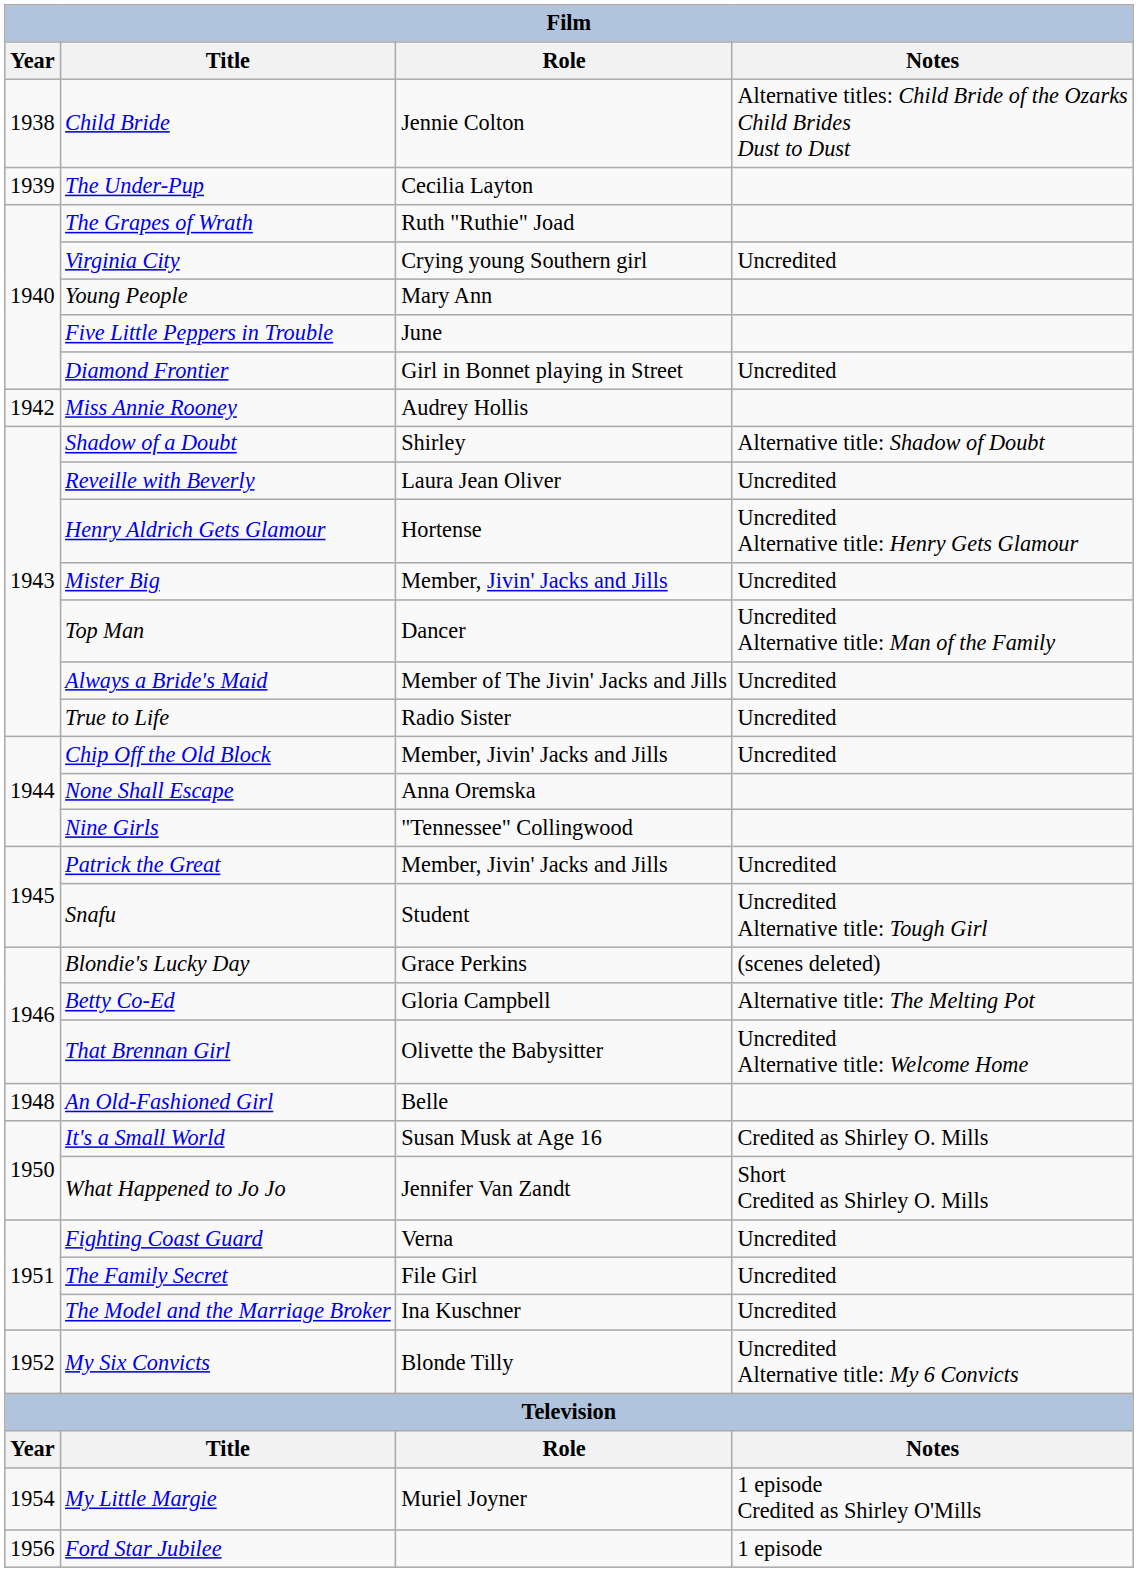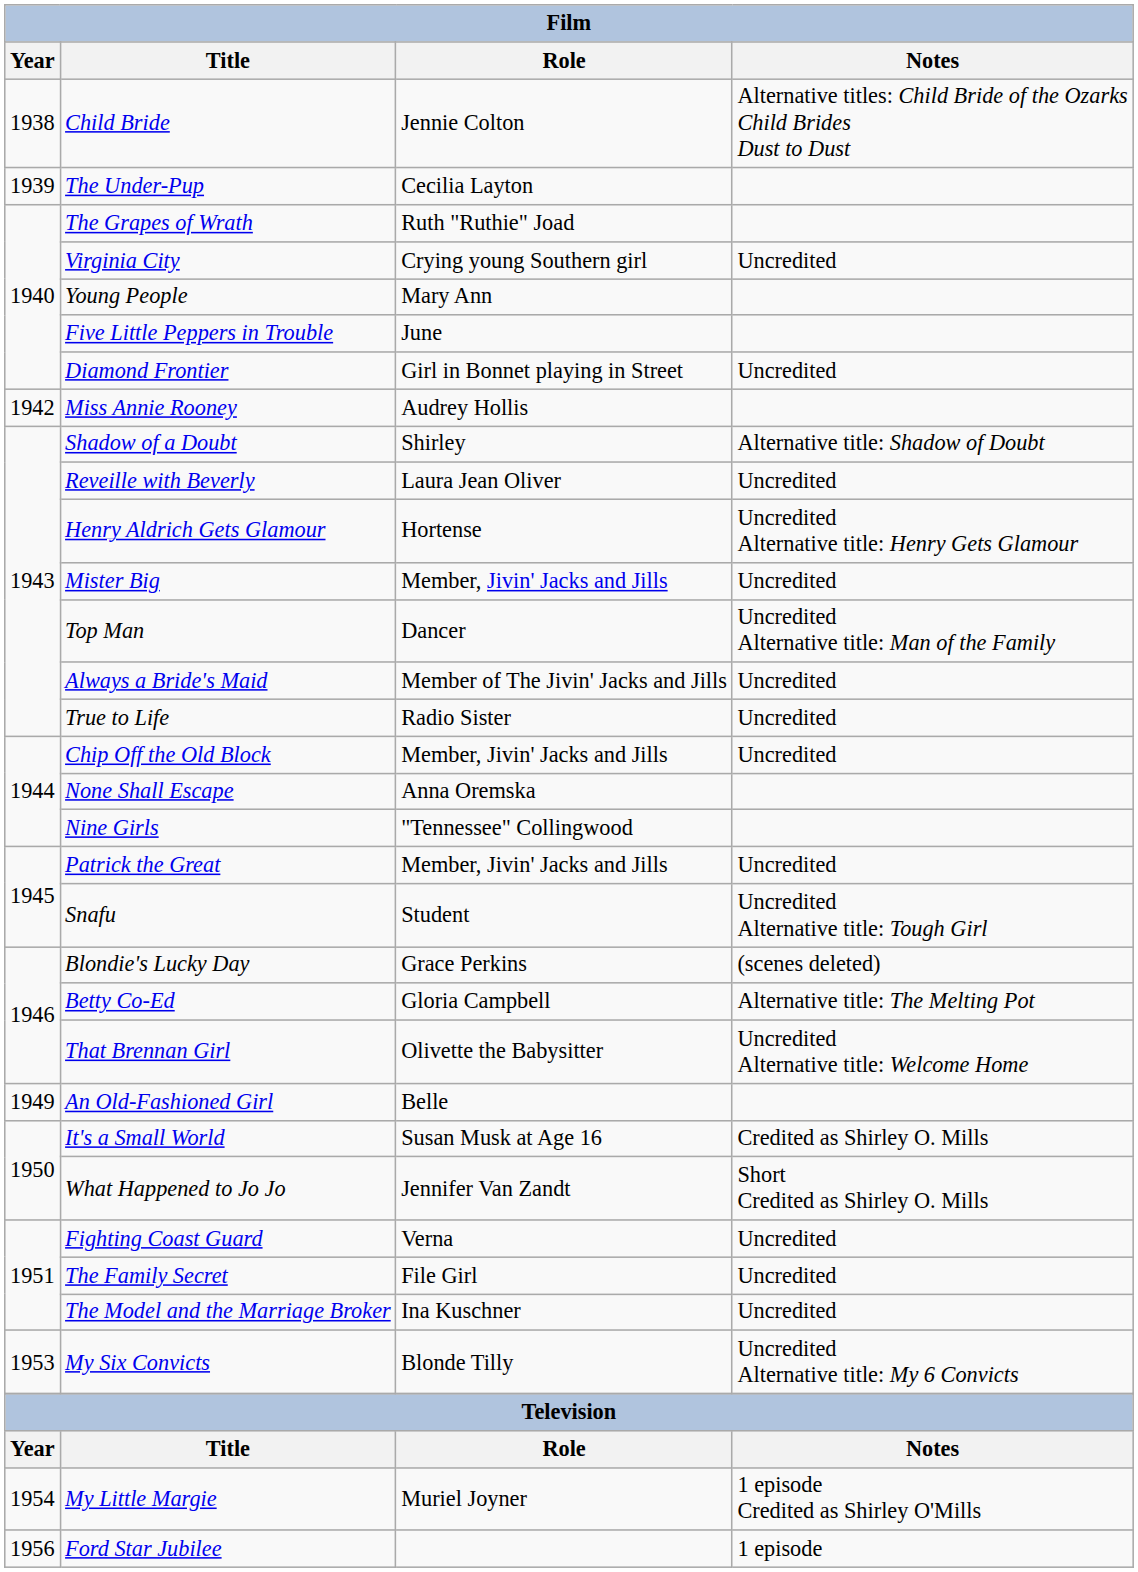(32, 1101) 1948 -> (32, 1101) 1949
(32, 1362) 1952 -> (32, 1362) 1953
